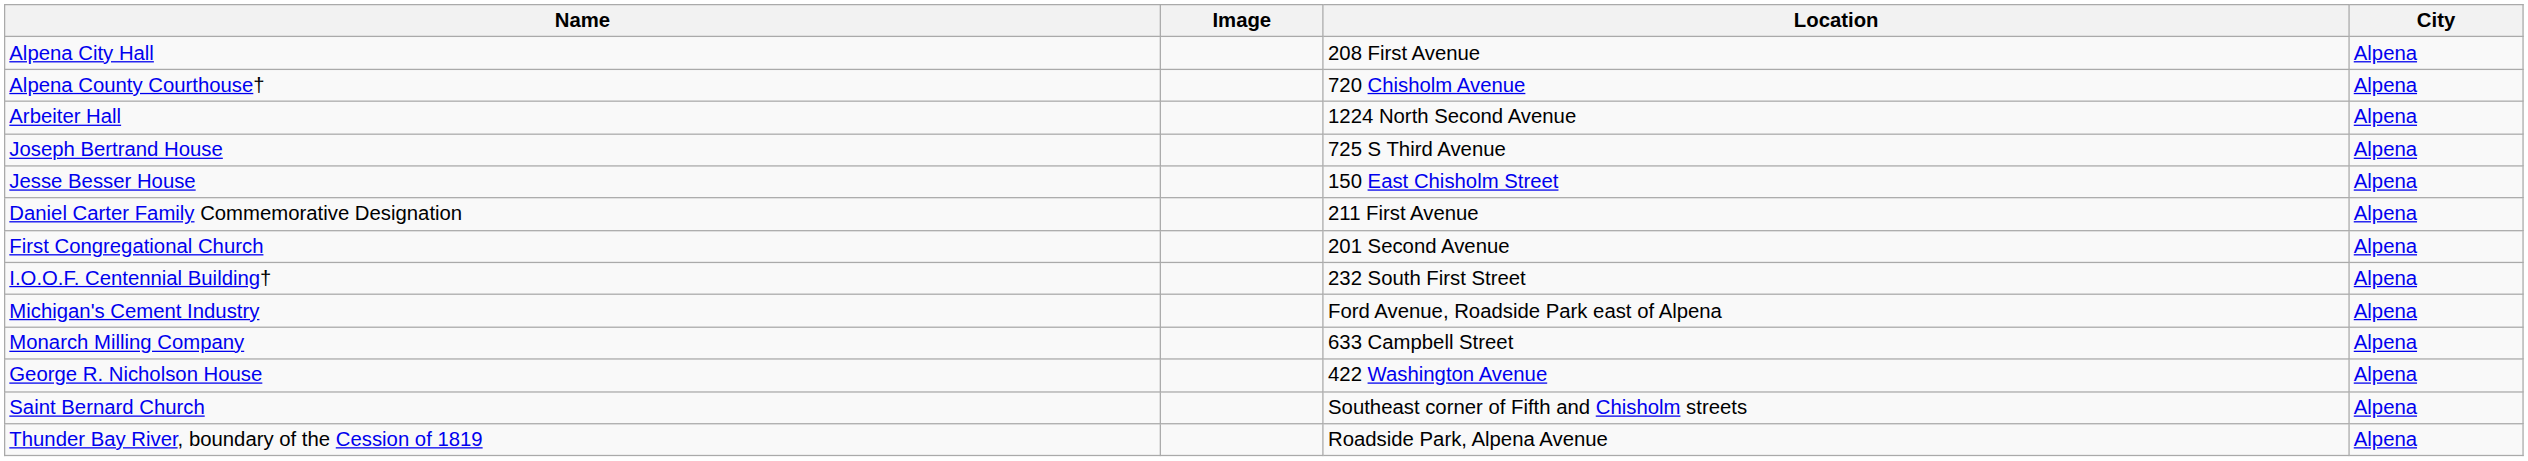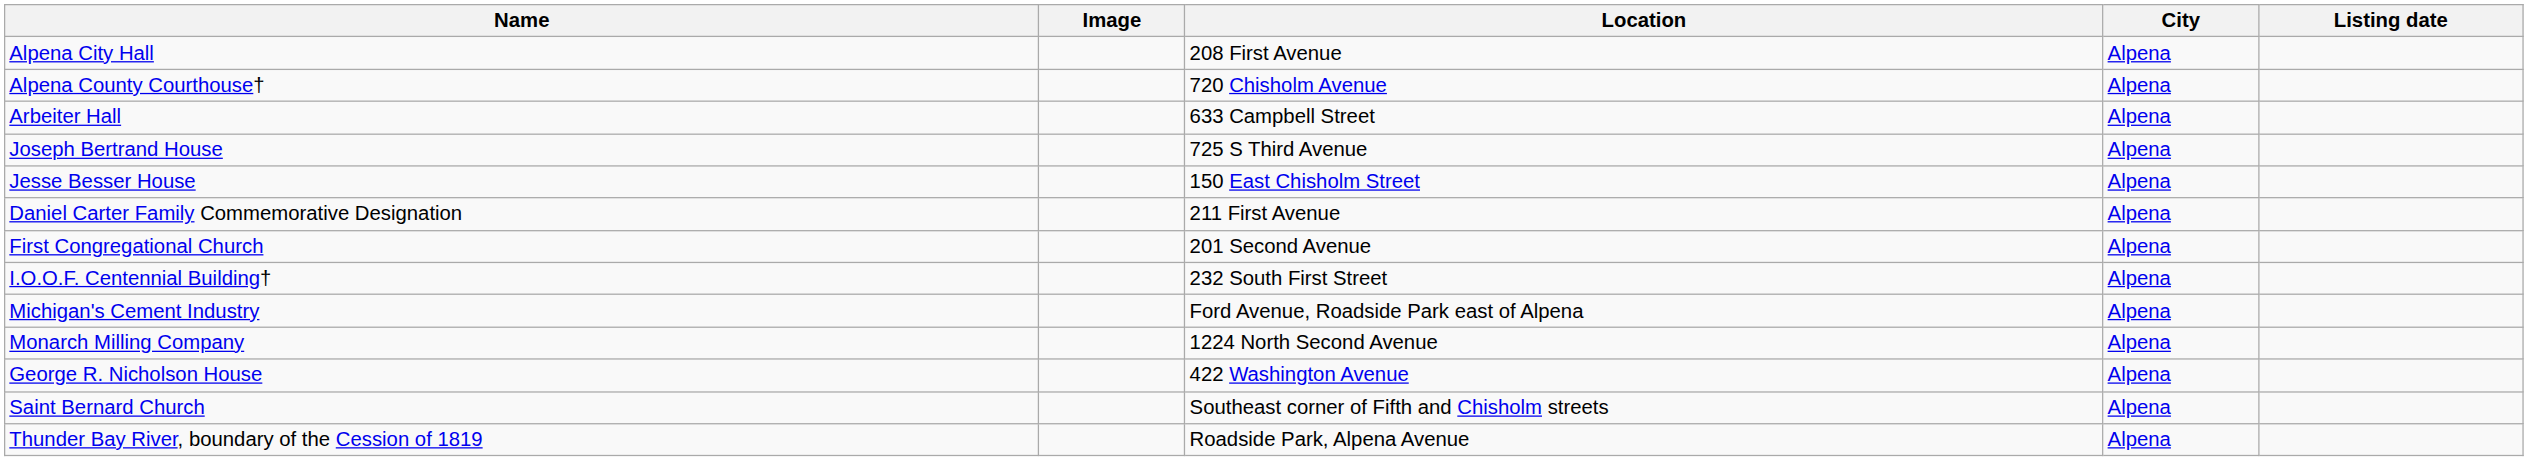+ column: (2391, 20)
(1452, 117) 1224 North Second Avenue -> (1282, 117) 633 Campbell Street
(1421, 342) 633 Campbell Street -> (1314, 342) 1224 North Second Avenue
